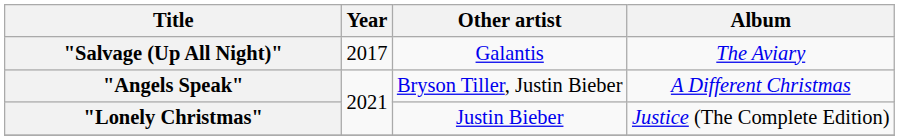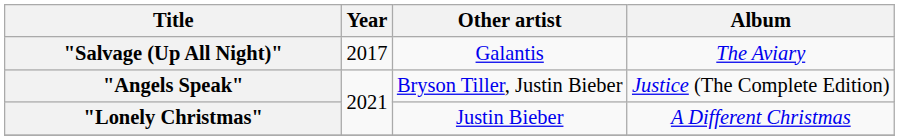(761, 85) A Different Christmas -> (761, 85) Justice (The Complete Edition)
(761, 118) Justice (The Complete Edition) -> (761, 118) A Different Christmas
